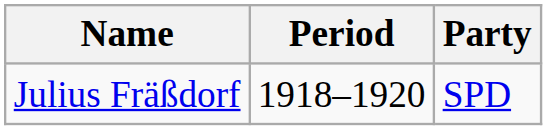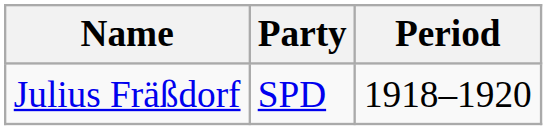columns swapped: (342, 34) <-> (487, 34)
